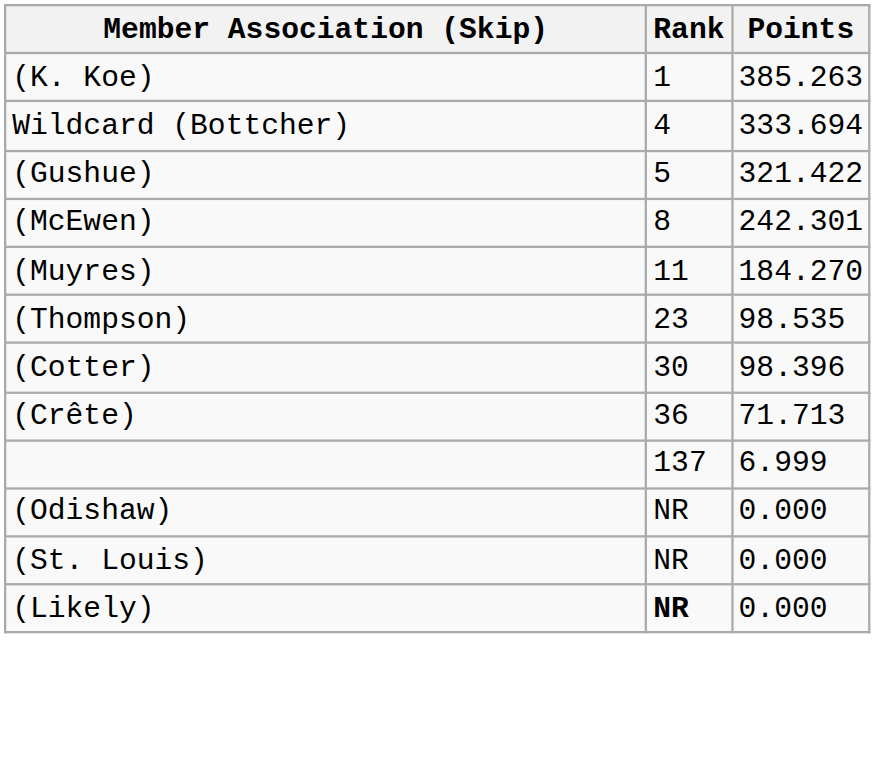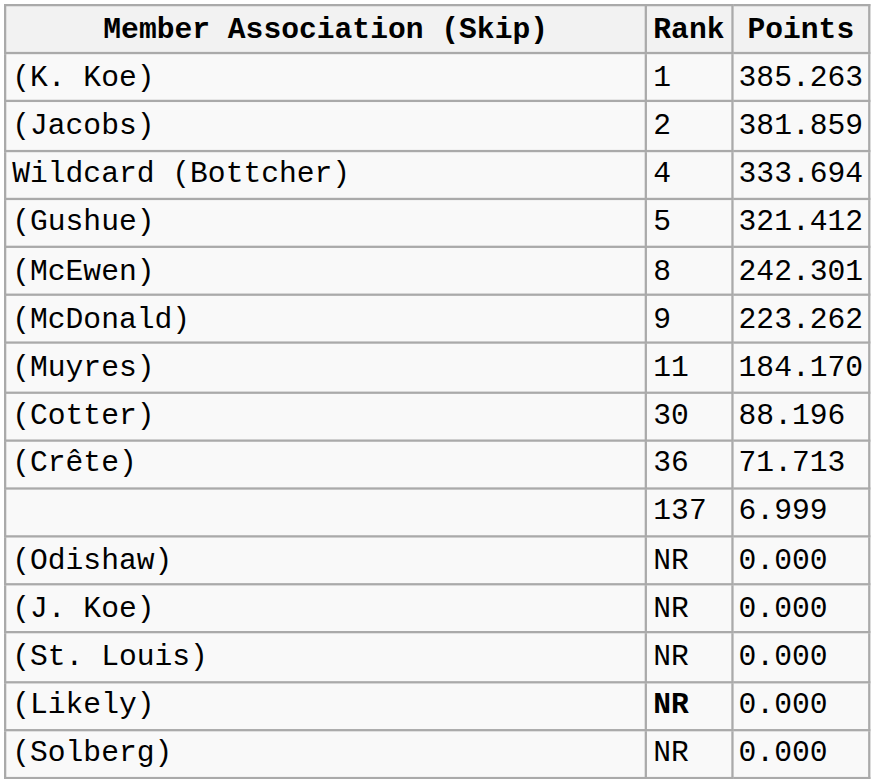+ row: (83, 126)
(801, 174) 321.422 -> (801, 223) 321.412
+ row: (101, 319)
(801, 271) 184.270 -> (801, 367) 184.170
- row: (101, 319)
(792, 367) 98.396 -> (792, 416) 88.196
+ row: (83, 609)
+ row: (92, 754)
